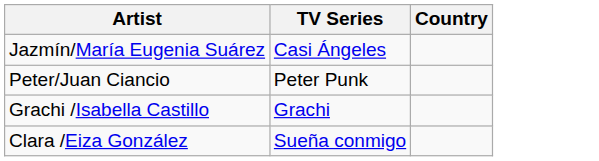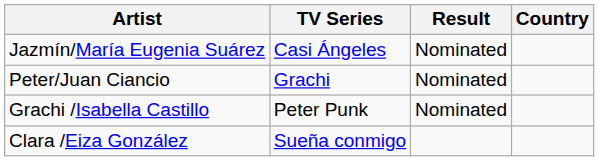+ column: (461, 19)
(321, 79) Peter Punk -> (302, 79) Grachi
(302, 110) Grachi -> (321, 110) Peter Punk
